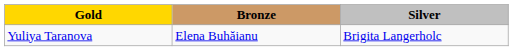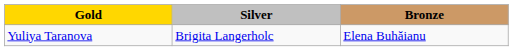columns swapped: (424, 14) <-> (256, 14)
